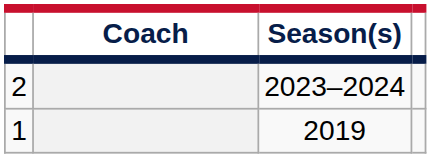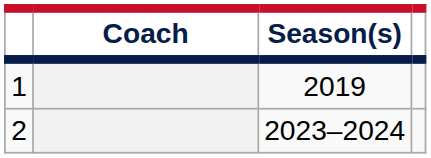rows swapped: (19, 130) <-> (19, 85)
